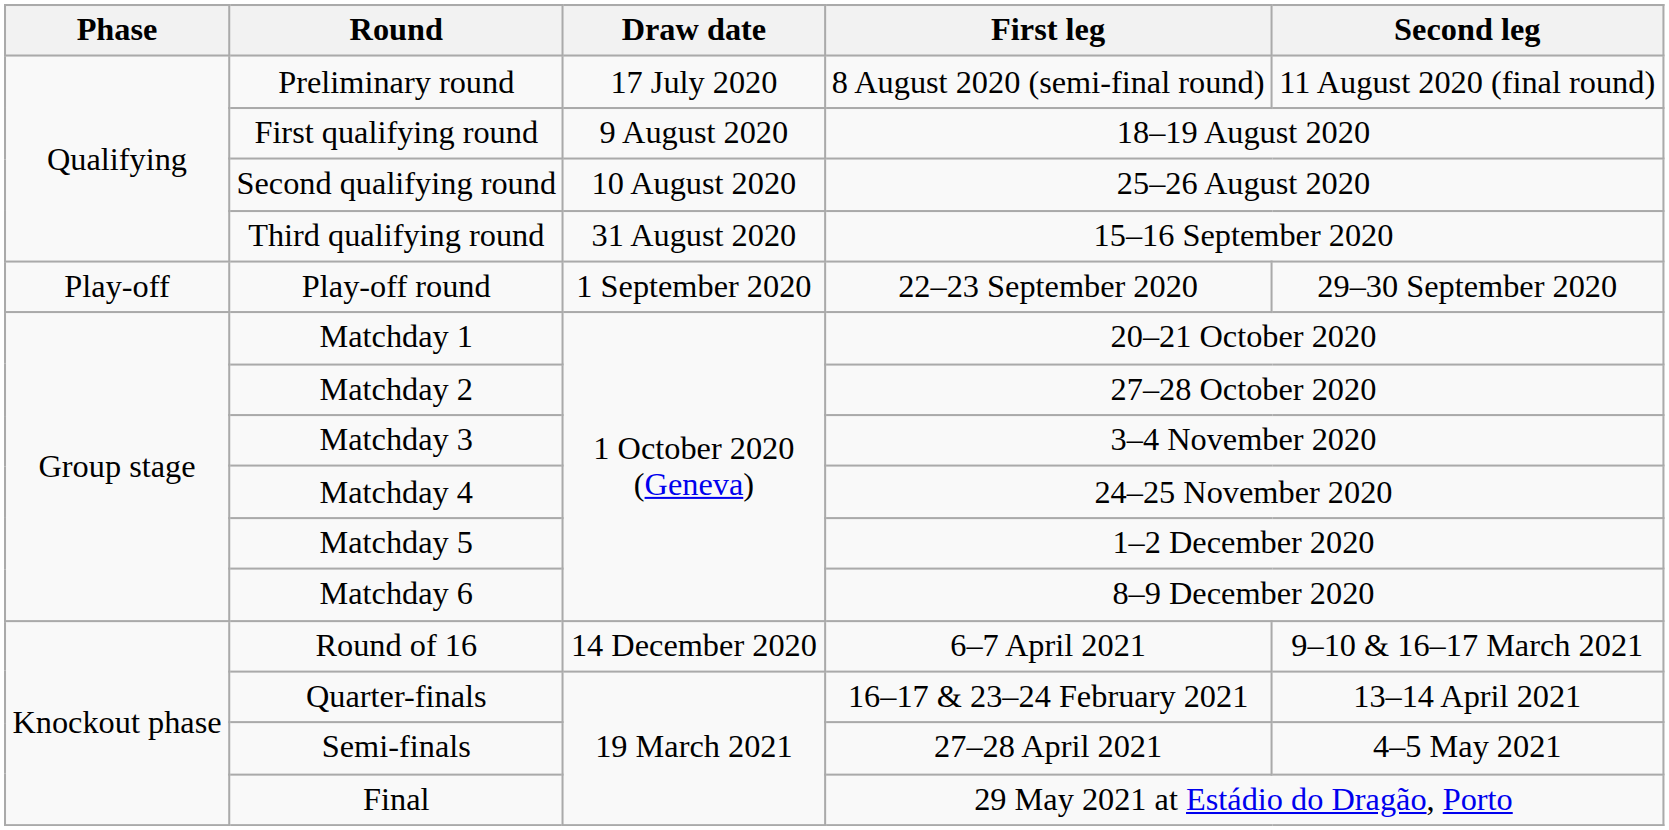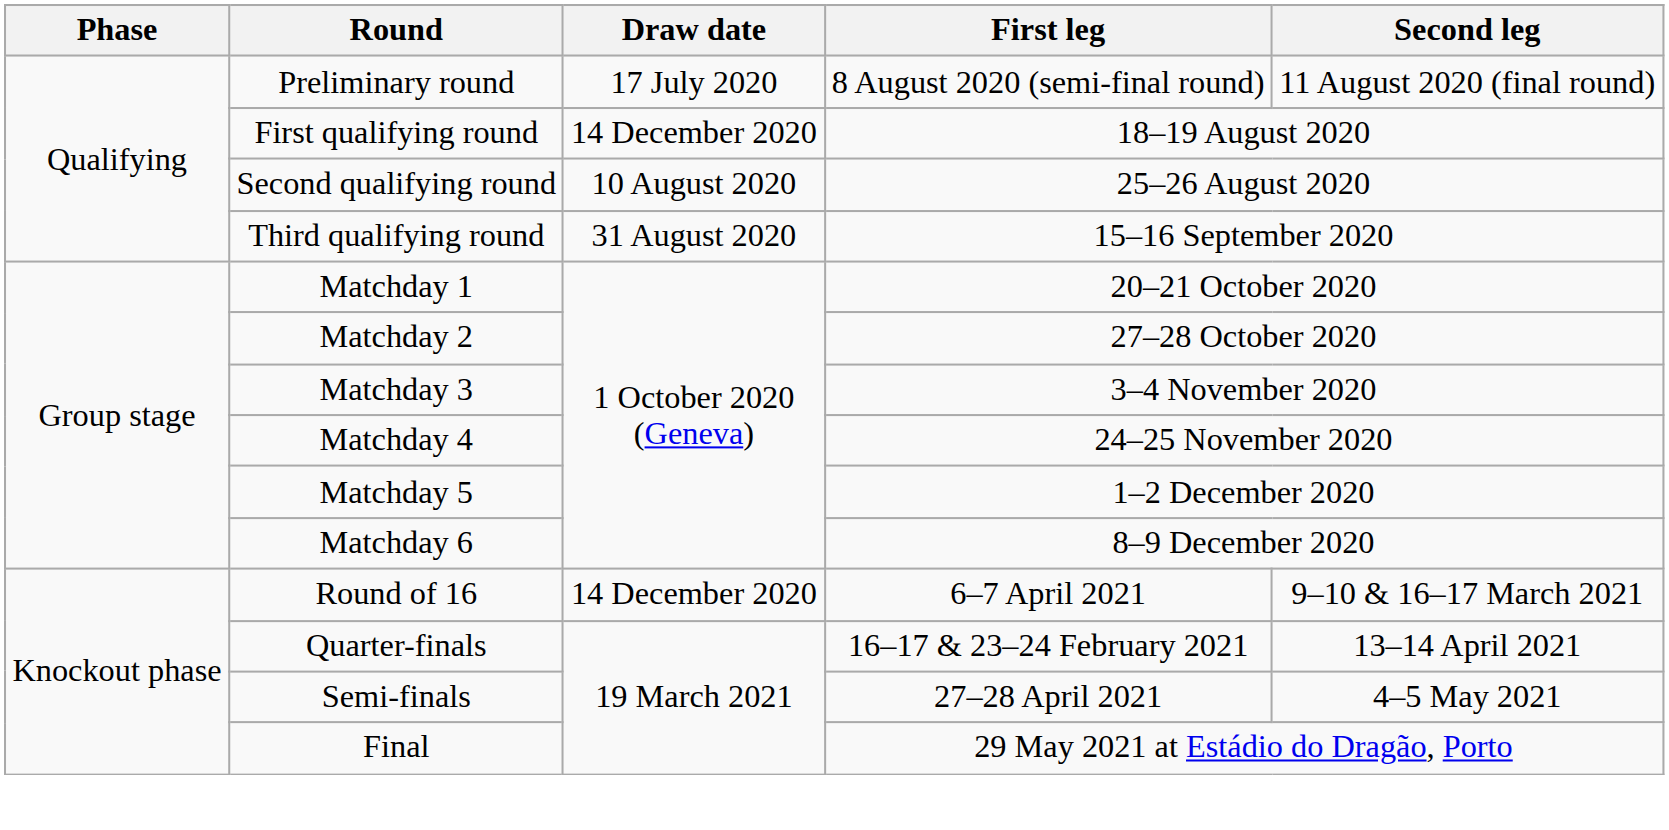(694, 132) 9 August 2020 -> (694, 132) 14 December 2020
- row: (396, 286)
